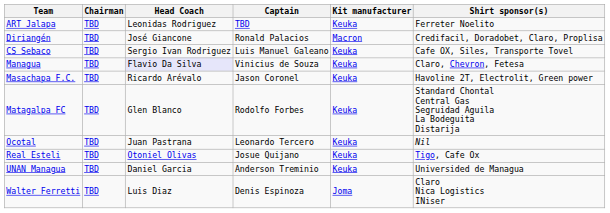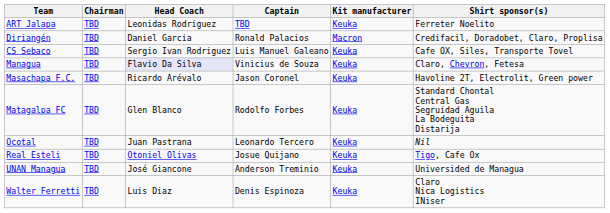(160, 38) José Giancone -> (160, 38) Daniel Garcia
(160, 169) Daniel Garcia -> (160, 169) José Giancone
(342, 192) Joma -> (345, 192) Keuka
